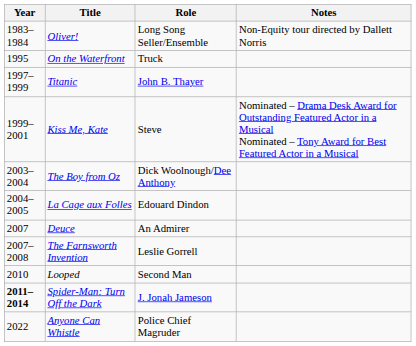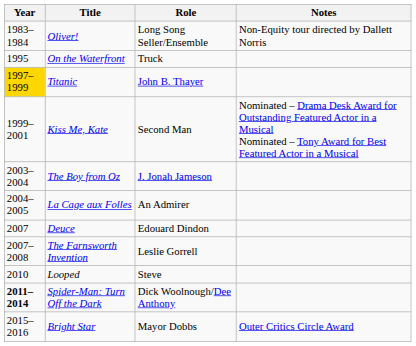(20, 82) no background -> (20, 82) gold background
(150, 129) Steve -> (165, 129) Second Man
(184, 176) Dick Woolnough/Dee Anthony -> (175, 176) J. Jonah Jameson
(173, 205) Edouard Dindon -> (163, 205) An Admirer
(163, 228) An Admirer -> (173, 228) Edouard Dindon
(165, 274) Second Man -> (150, 274) Steve
(175, 297) J. Jonah Jameson -> (184, 297) Dick Woolnough/Dee Anthony
+ row: (71, 326)
- row: (74, 326)
